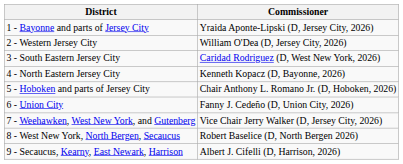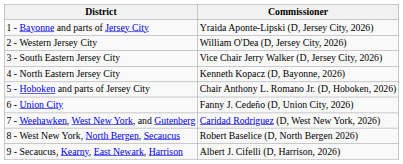(290, 58) Caridad Rodriguez (D, West New York, 2026) -> (291, 58) Vice Chair Jerry Walker (D, Jersey City, 2026)
(291, 120) Vice Chair Jerry Walker (D, Jersey City, 2026) -> (290, 120) Caridad Rodriguez (D, West New York, 2026)
